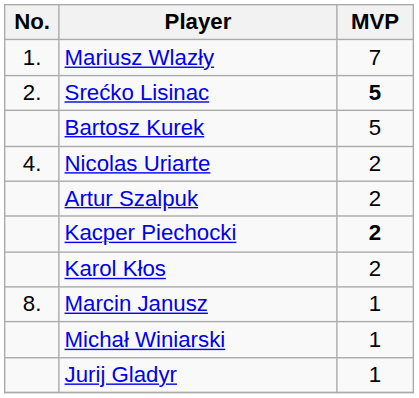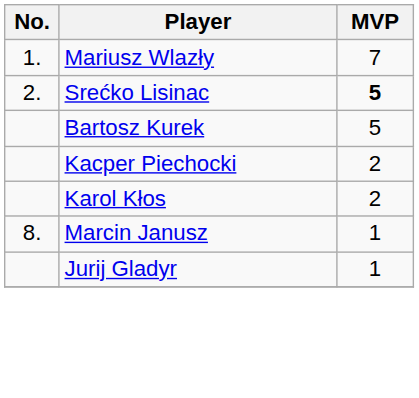- row: (137, 163)
- row: (131, 198)
(375, 233) bold -> (375, 163) normal
- row: (145, 339)
